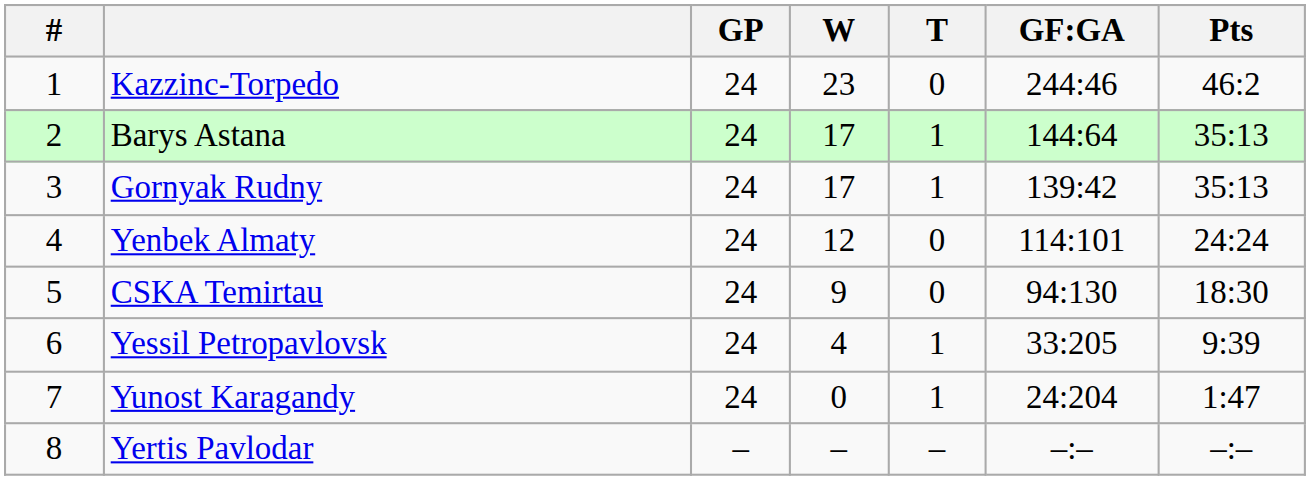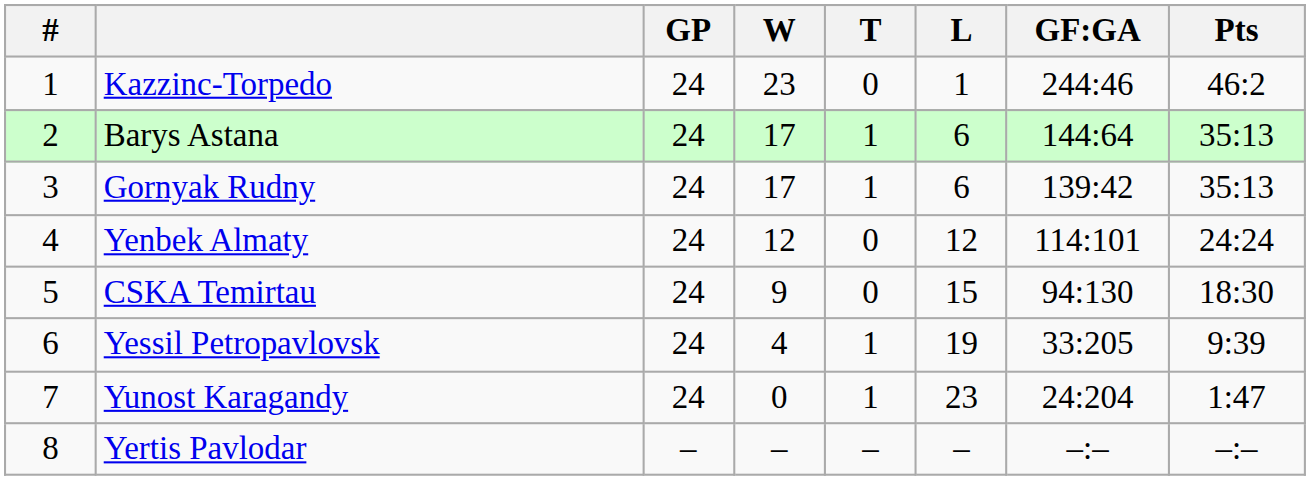+ column: (961, 30)
